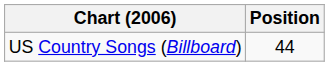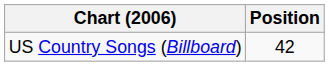(285, 46) 44 -> (285, 46) 42
